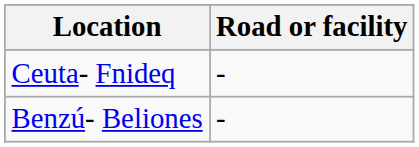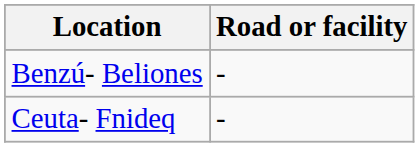rows swapped: (107, 118) <-> (94, 73)
